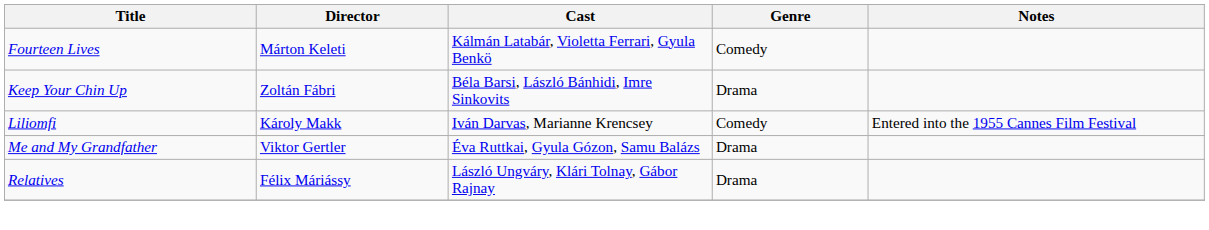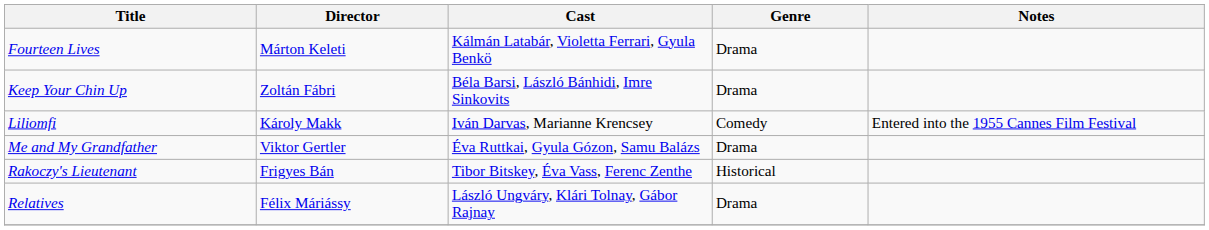(742, 49) Comedy -> (737, 49) Drama
+ row: (72, 171)
